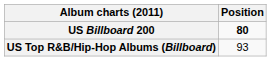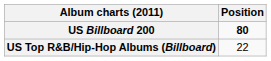(242, 47) 93 -> (242, 47) 22
